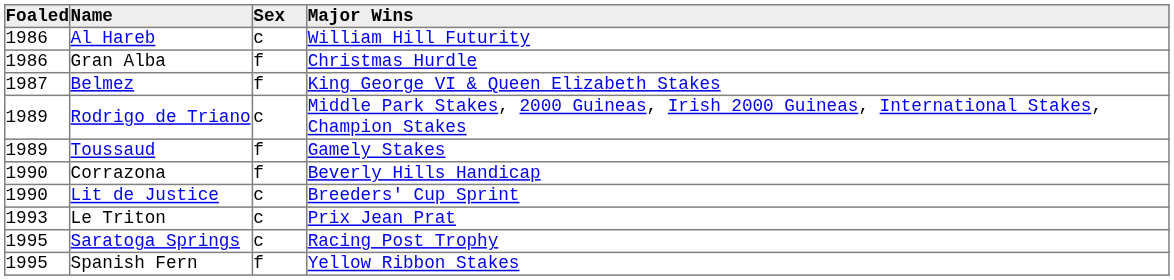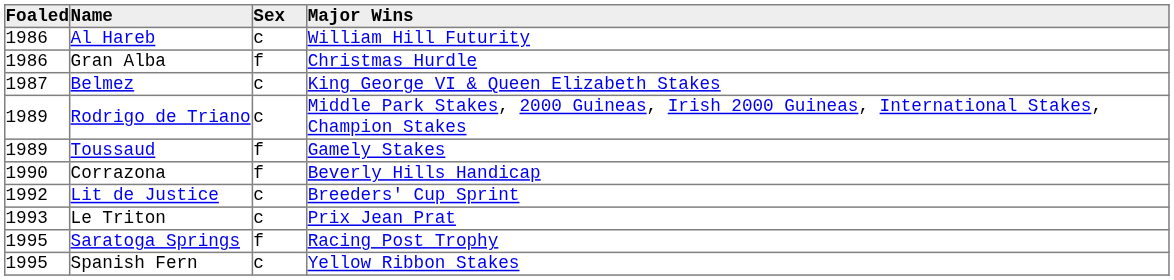(259, 84) f -> (259, 84) c
(27, 196) 1990 -> (27, 196) 1992
(259, 241) c -> (259, 241) f
(259, 264) f -> (259, 264) c
